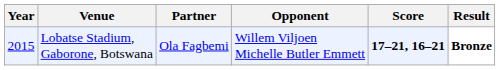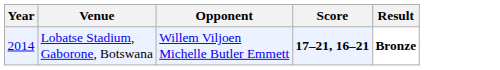- column: (194, 15)
(21, 45) 2015 -> (21, 45) 2014
